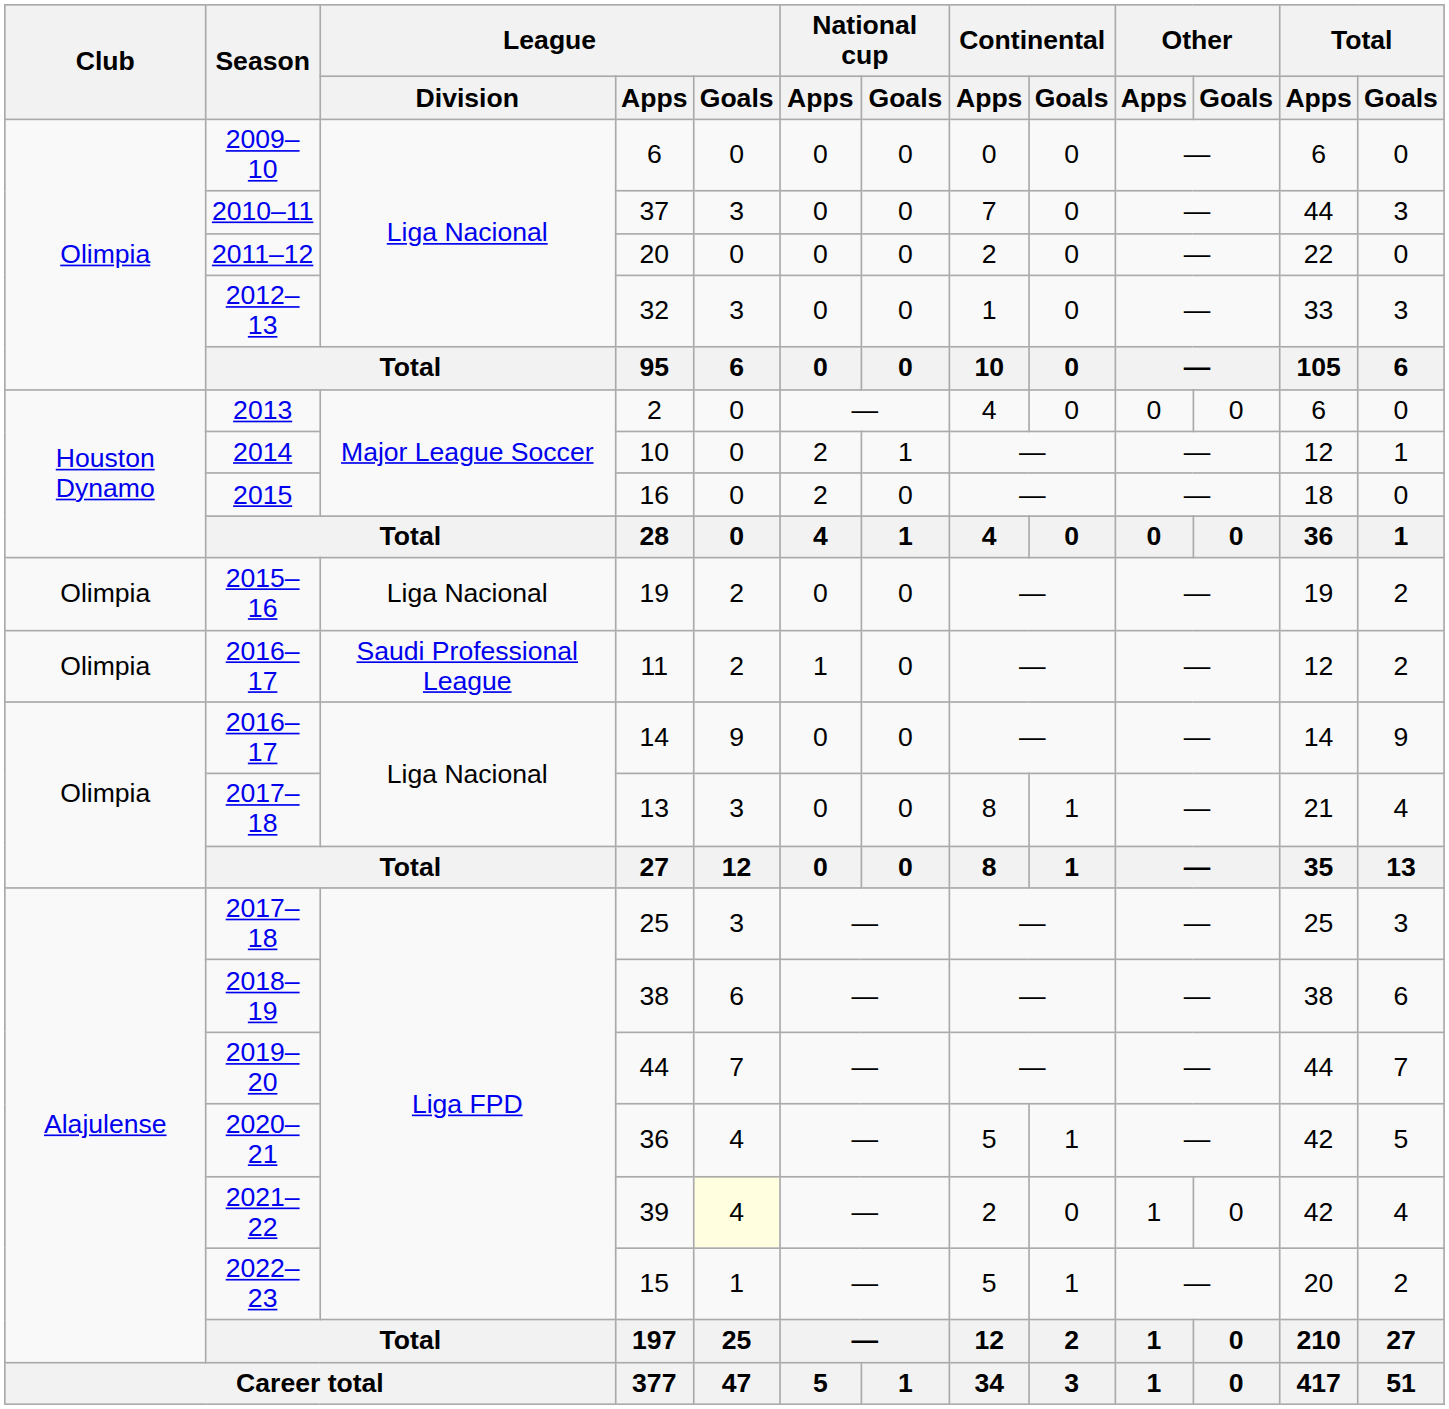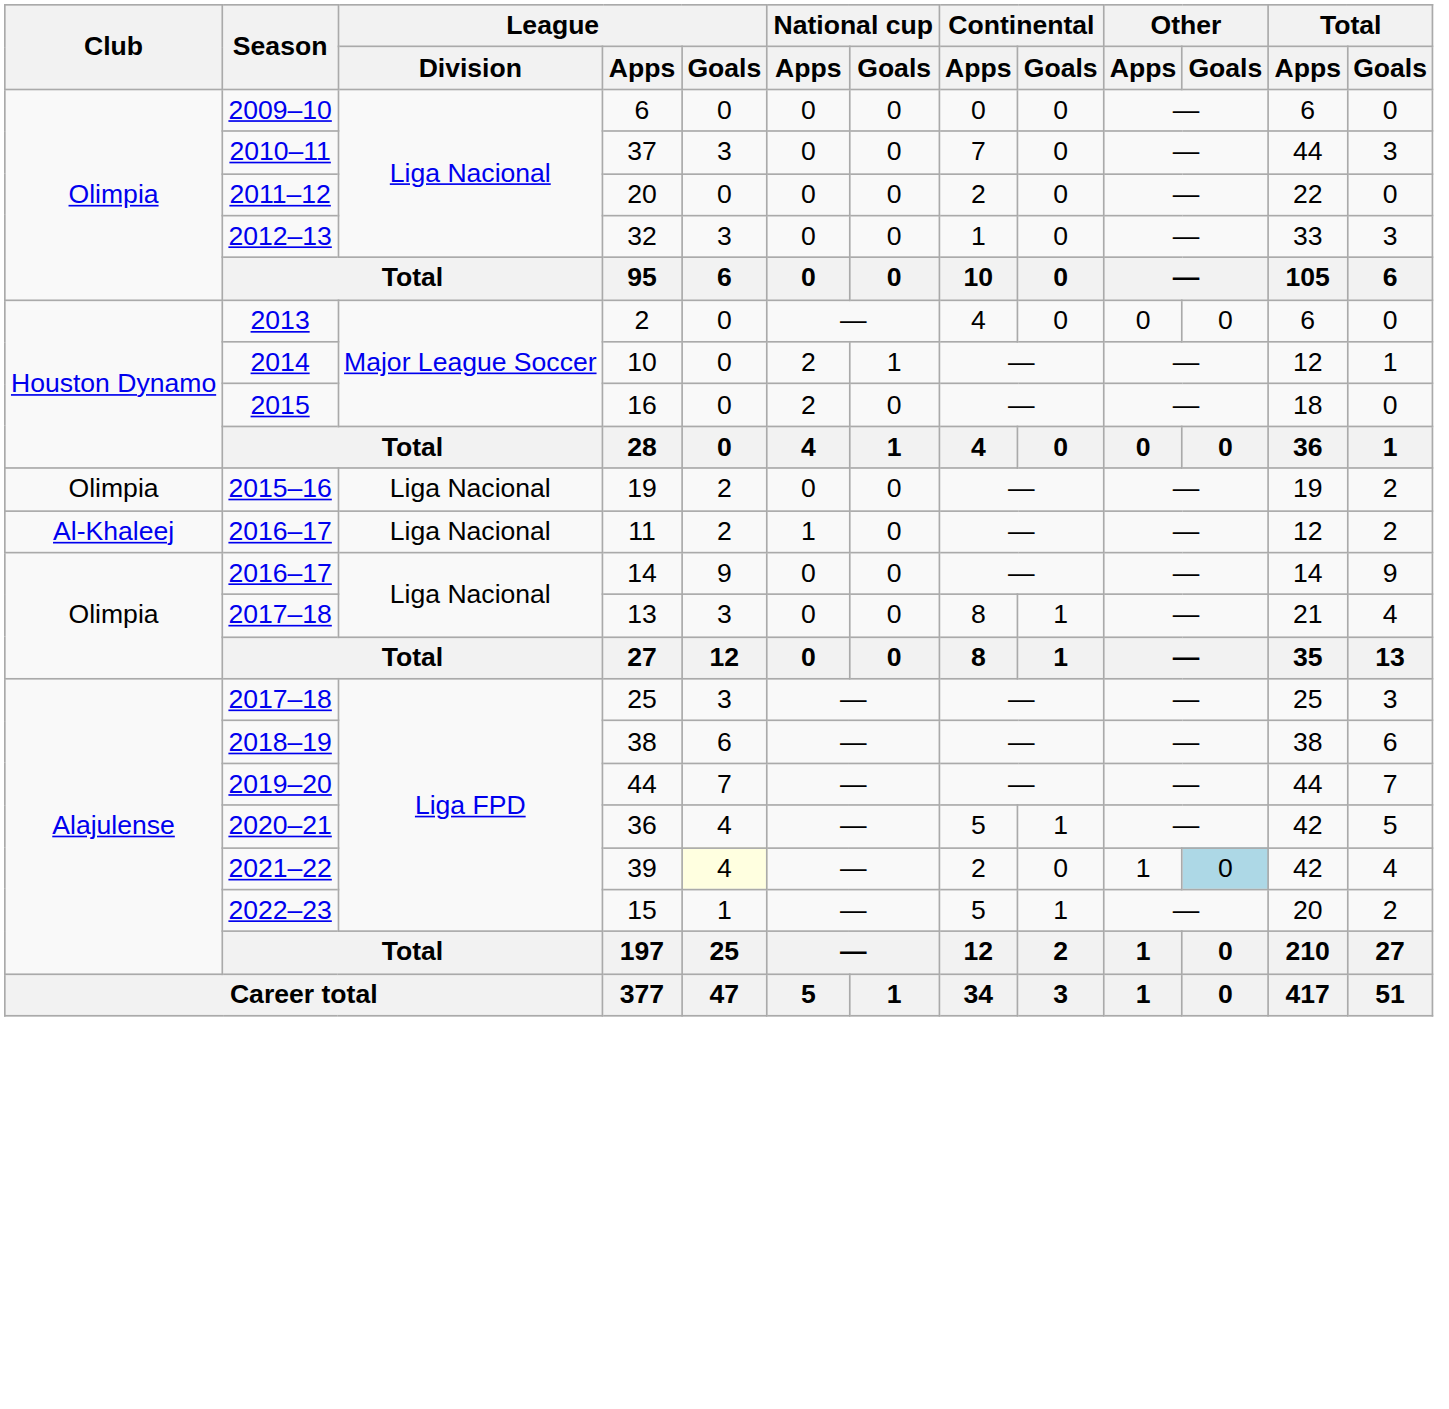(105, 665) Olimpia -> (114, 531) Al-Khaleej
(467, 665) Saudi Professional League -> (470, 531) Liga Nacional
(1236, 1211) no background -> (1225, 868) lightblue background
